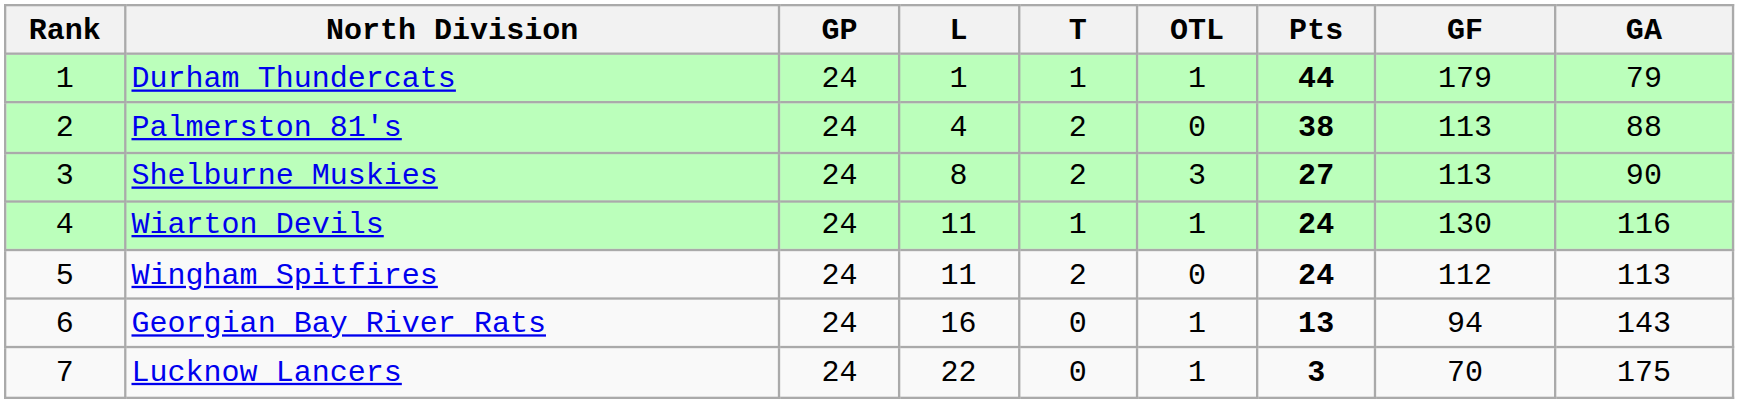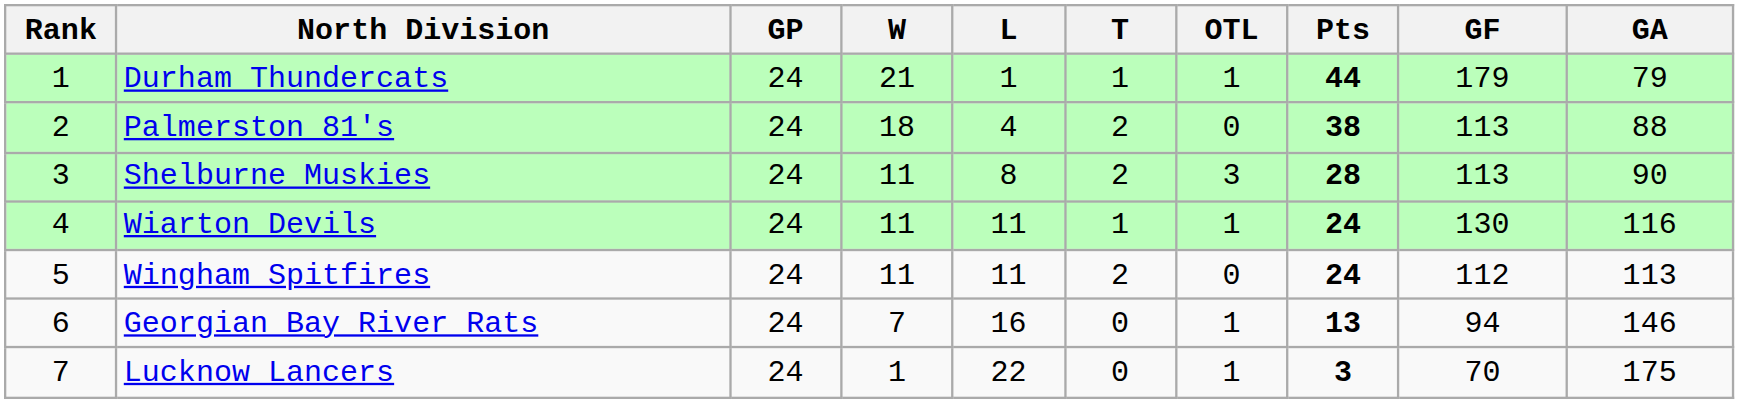+ column: (897, 30)
(1316, 176) 27 -> (1343, 176) 28
(1644, 323) 143 -> (1650, 323) 146
